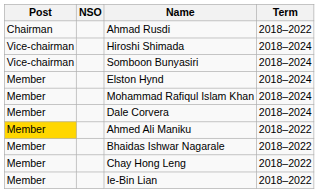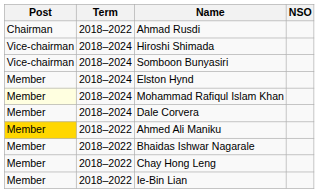columns swapped: (90, 12) <-> (285, 12)
(26, 96) no background -> (26, 96) lightyellow background
